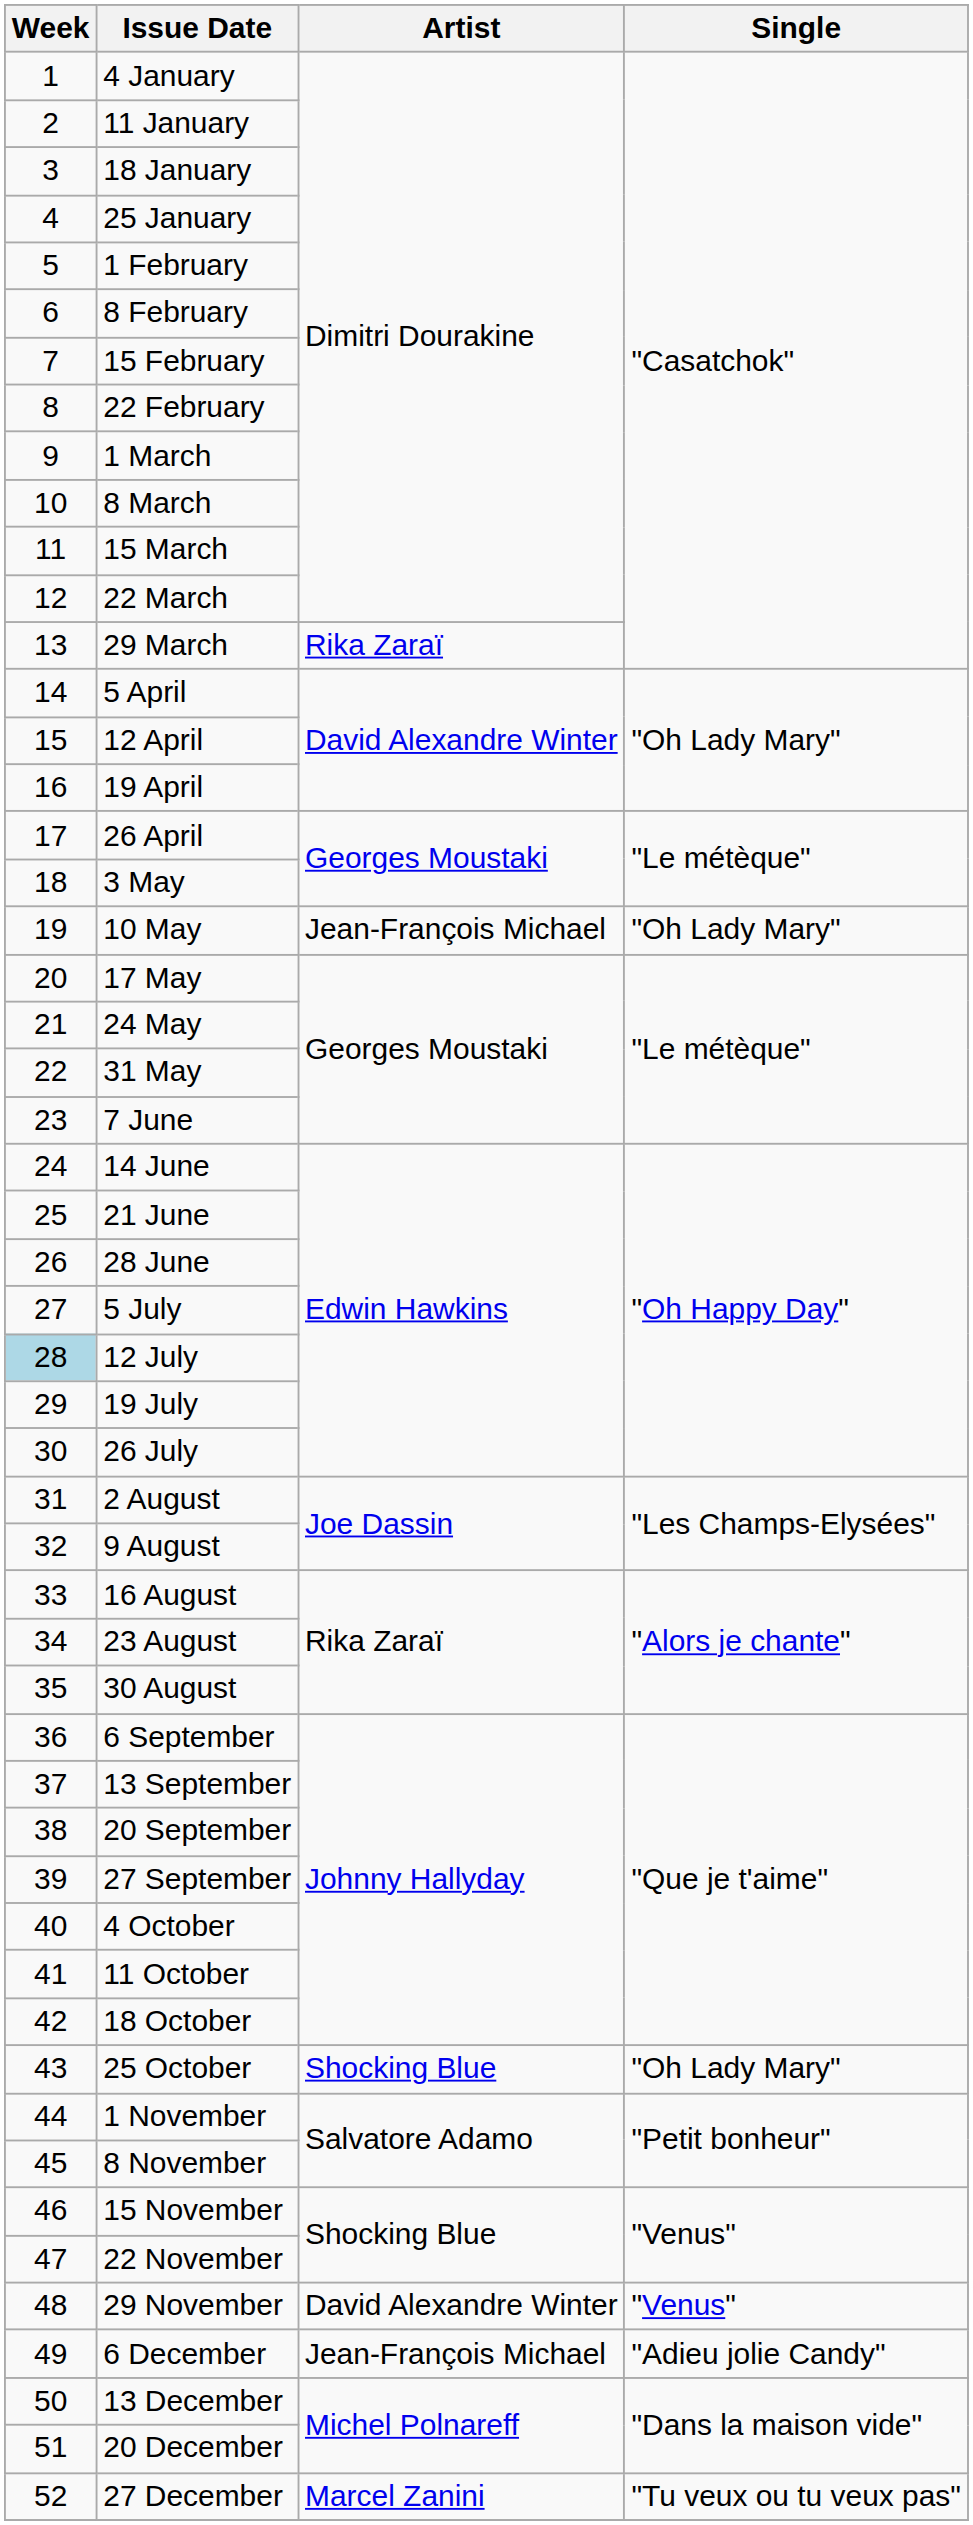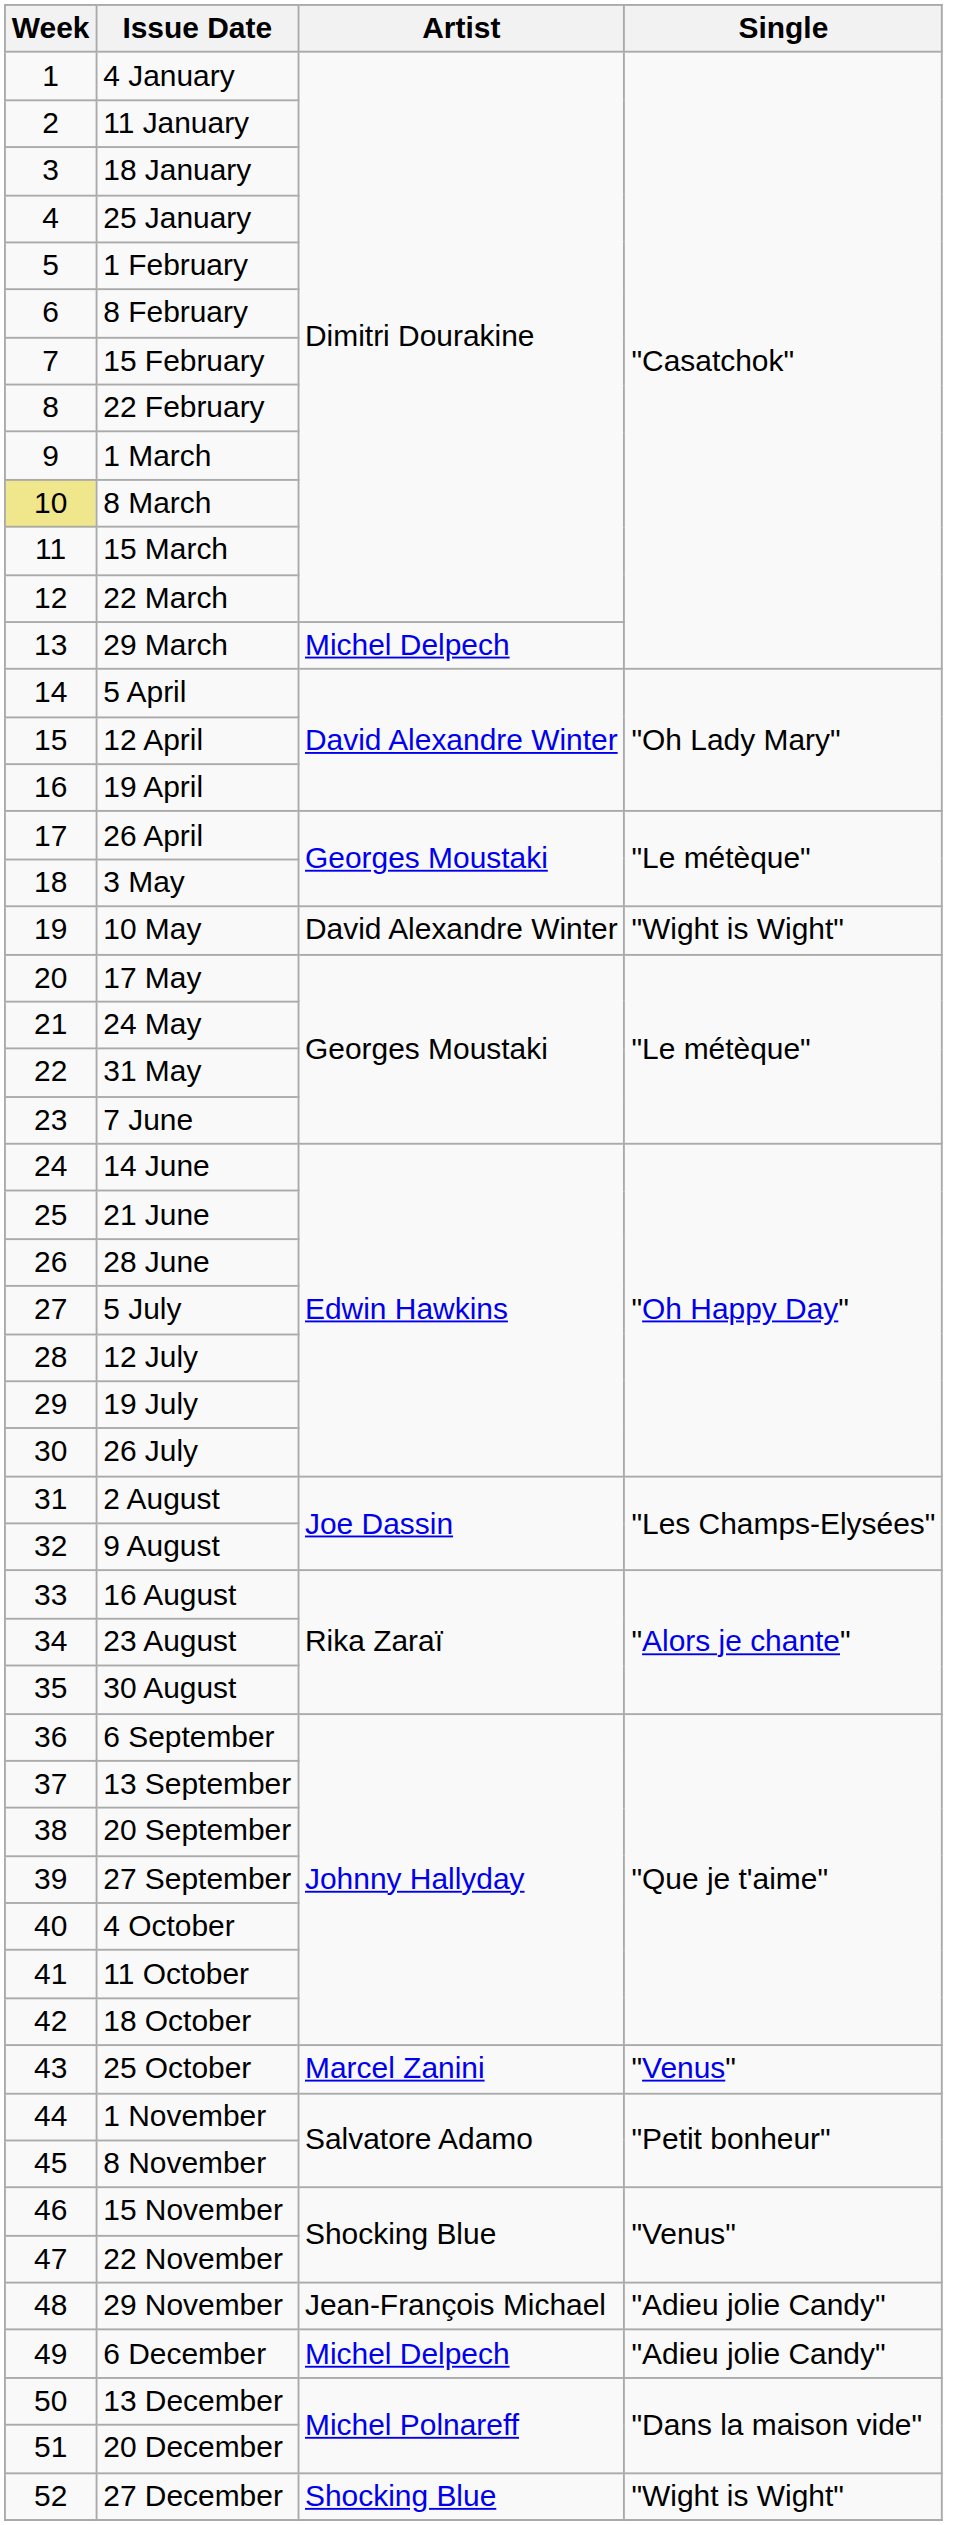(51, 502) no background -> (51, 502) khaki background
(374, 645) Rika Zaraï -> (407, 645) Michel Delpech
(456, 929) Jean-François Michael -> (461, 929) David Alexandre Winter
(736, 929) "Oh Lady Mary" -> (738, 929) "Wight is Wight"
(51, 1356) lightblue background -> (51, 1356) no background
(401, 2068) Shocking Blue -> (395, 2068) Marcel Zanini
(736, 2068) "Oh Lady Mary" -> (684, 2068) "Venus"
(461, 2305) David Alexandre Winter -> (456, 2305) Jean-François Michael
(684, 2305) "Venus" -> (759, 2305) "Adieu jolie Candy"
(456, 2353) Jean-François Michael -> (407, 2353) Michel Delpech
(395, 2495) Marcel Zanini -> (401, 2495) Shocking Blue
(796, 2495) "Tu veux ou tu veux pas" -> (738, 2495) "Wight is Wight"
